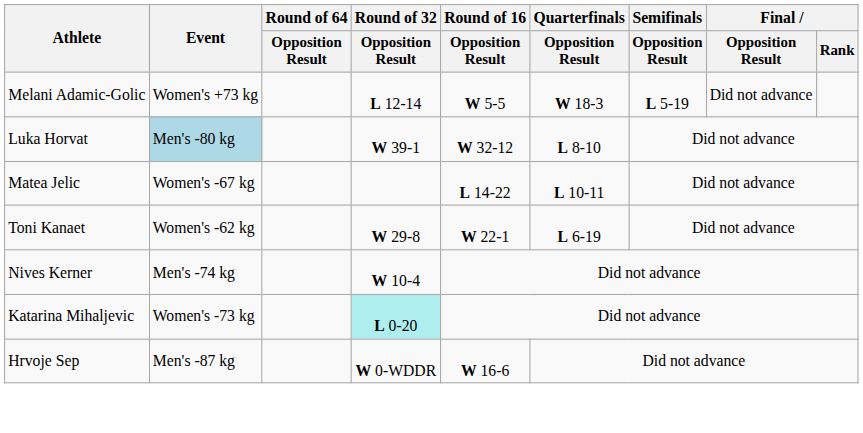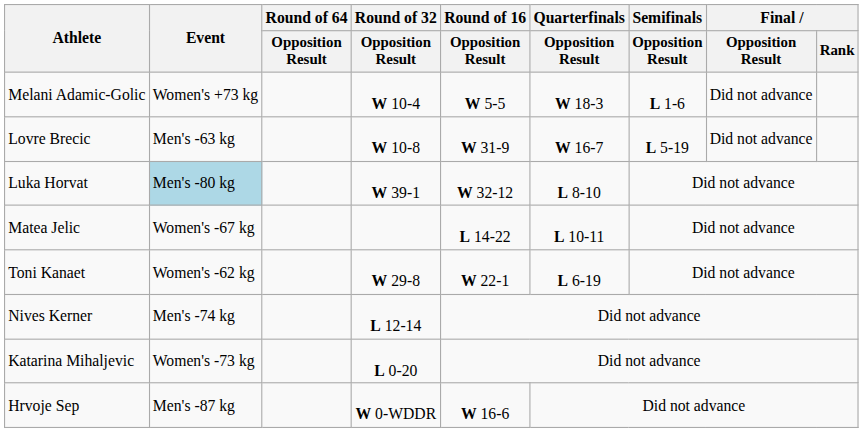(396, 104) L 12-14 -> (396, 104) W 10-4
(667, 104) L 5-19 -> (667, 104) L 1-6
+ row: (49, 139)
(396, 281) W 10-4 -> (396, 326) L 12-14
(396, 326) paleturquoise background -> (396, 370) no background
